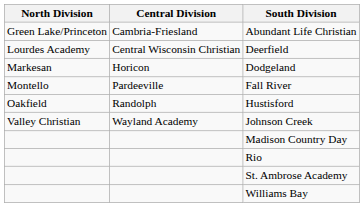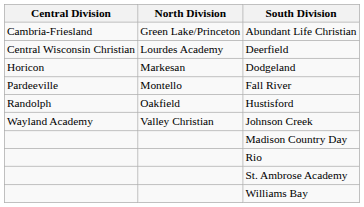columns swapped: (176, 13) <-> (57, 13)
